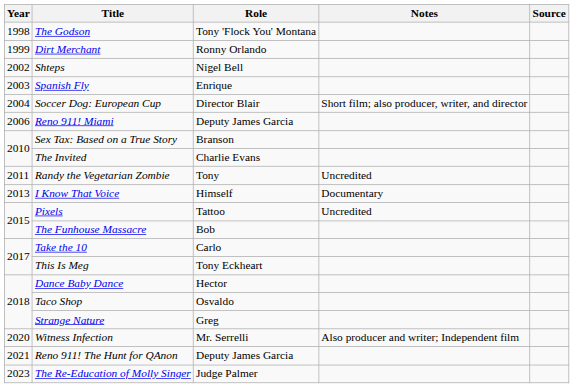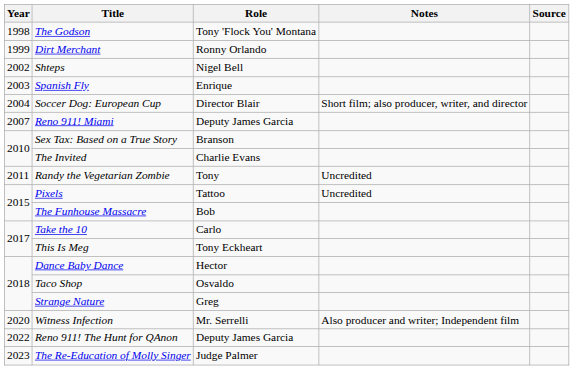(18, 121) 2006 -> (18, 121) 2007
- row: (77, 193)
(18, 355) 2021 -> (18, 337) 2022
